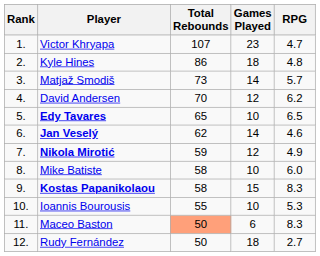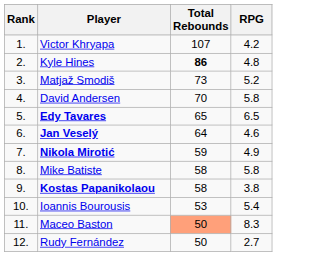- column: (253, 19)
(295, 44) 4.7 -> (252, 44) 4.2
(201, 62) normal -> (201, 62) bold
(295, 80) 5.7 -> (252, 80) 5.2
(295, 98) 6.2 -> (252, 98) 5.8
(201, 134) 62 -> (201, 134) 64
(295, 170) 6.0 -> (252, 170) 5.8
(295, 188) 8.3 -> (252, 188) 3.8
(201, 206) 55 -> (201, 206) 53
(295, 206) 5.3 -> (252, 206) 5.4
